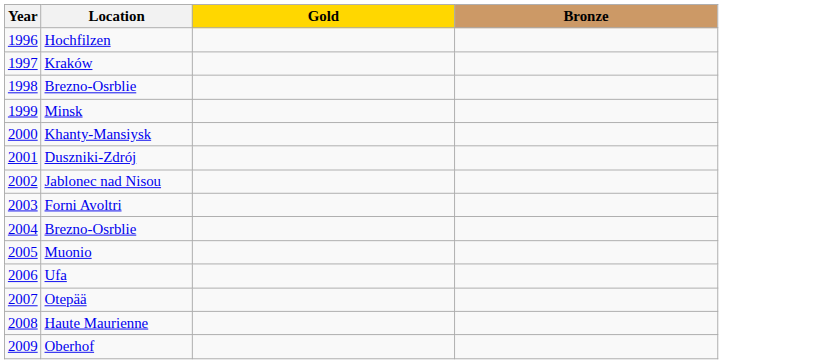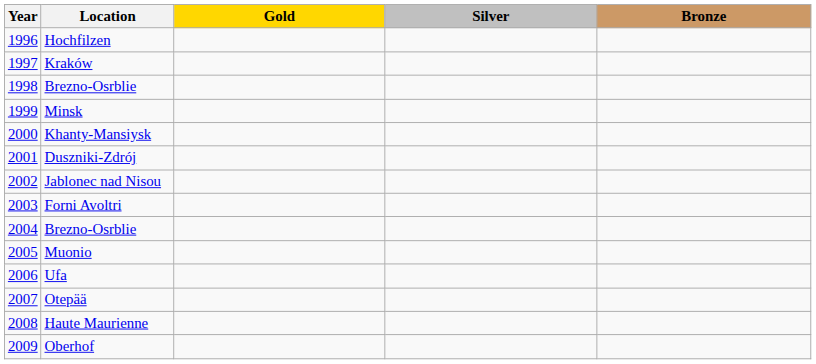+ column: (491, 16)
